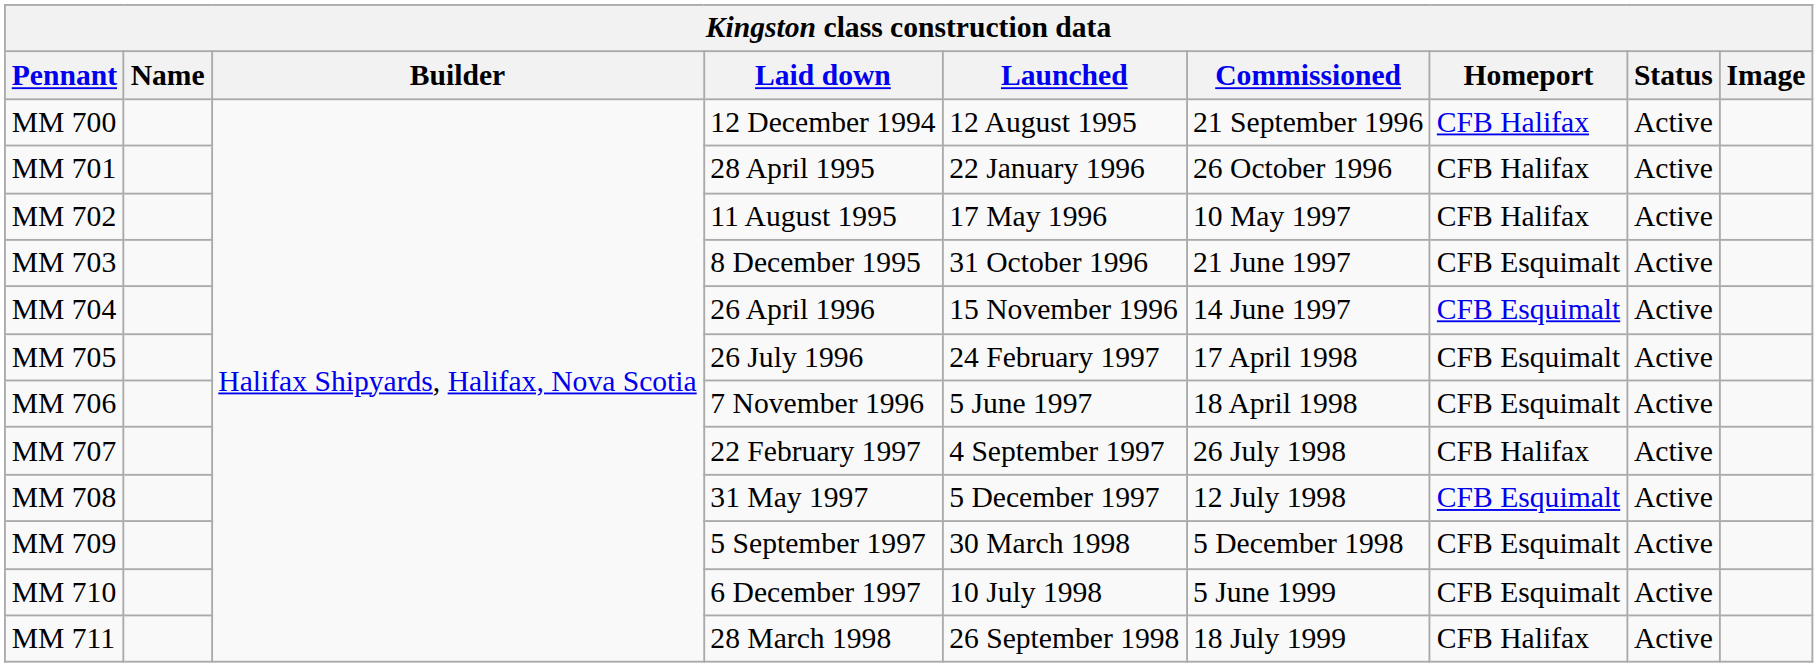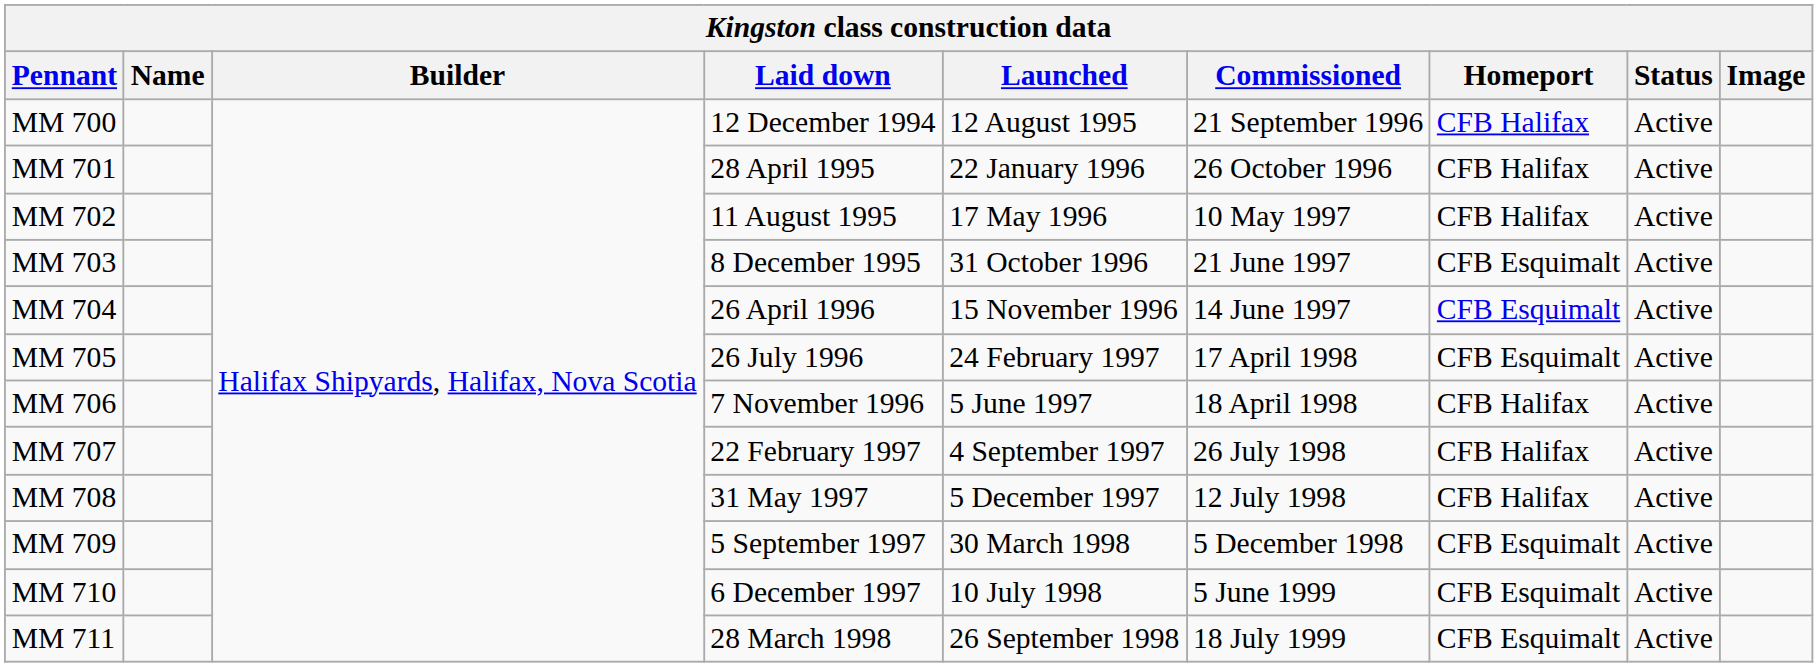(1529, 403) CFB Esquimalt -> (1513, 403) CFB Halifax
(1529, 497) CFB Esquimalt -> (1513, 497) CFB Halifax
(1513, 638) CFB Halifax -> (1529, 638) CFB Esquimalt
